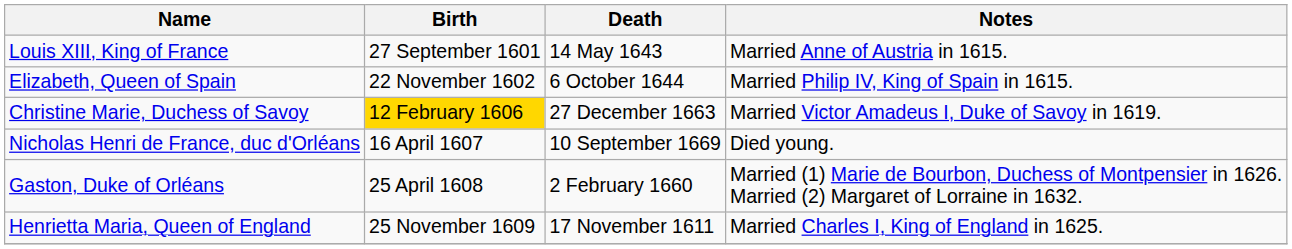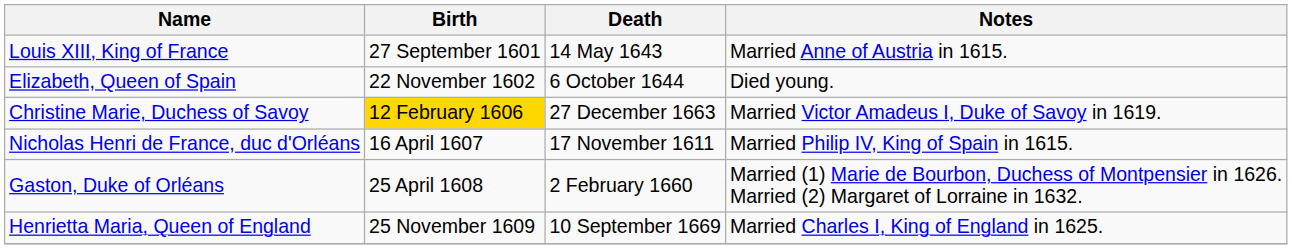(902, 81) Married Philip IV, King of Spain in 1615. -> (782, 81) Died young.
(635, 143) 10 September 1669 -> (632, 143) 17 November 1611
(782, 143) Died young. -> (902, 143) Married Philip IV, King of Spain in 1615.
(632, 227) 17 November 1611 -> (635, 227) 10 September 1669
